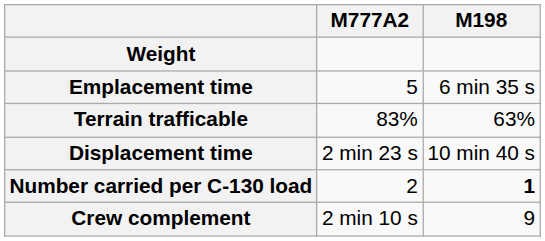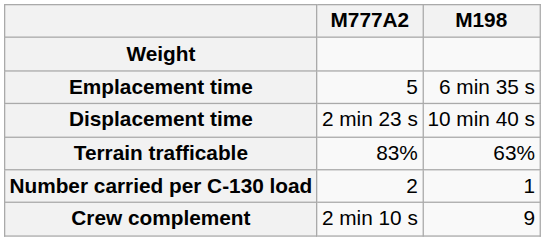rows swapped: (161, 152) <-> (161, 119)
(529, 185) bold -> (529, 185) normal
